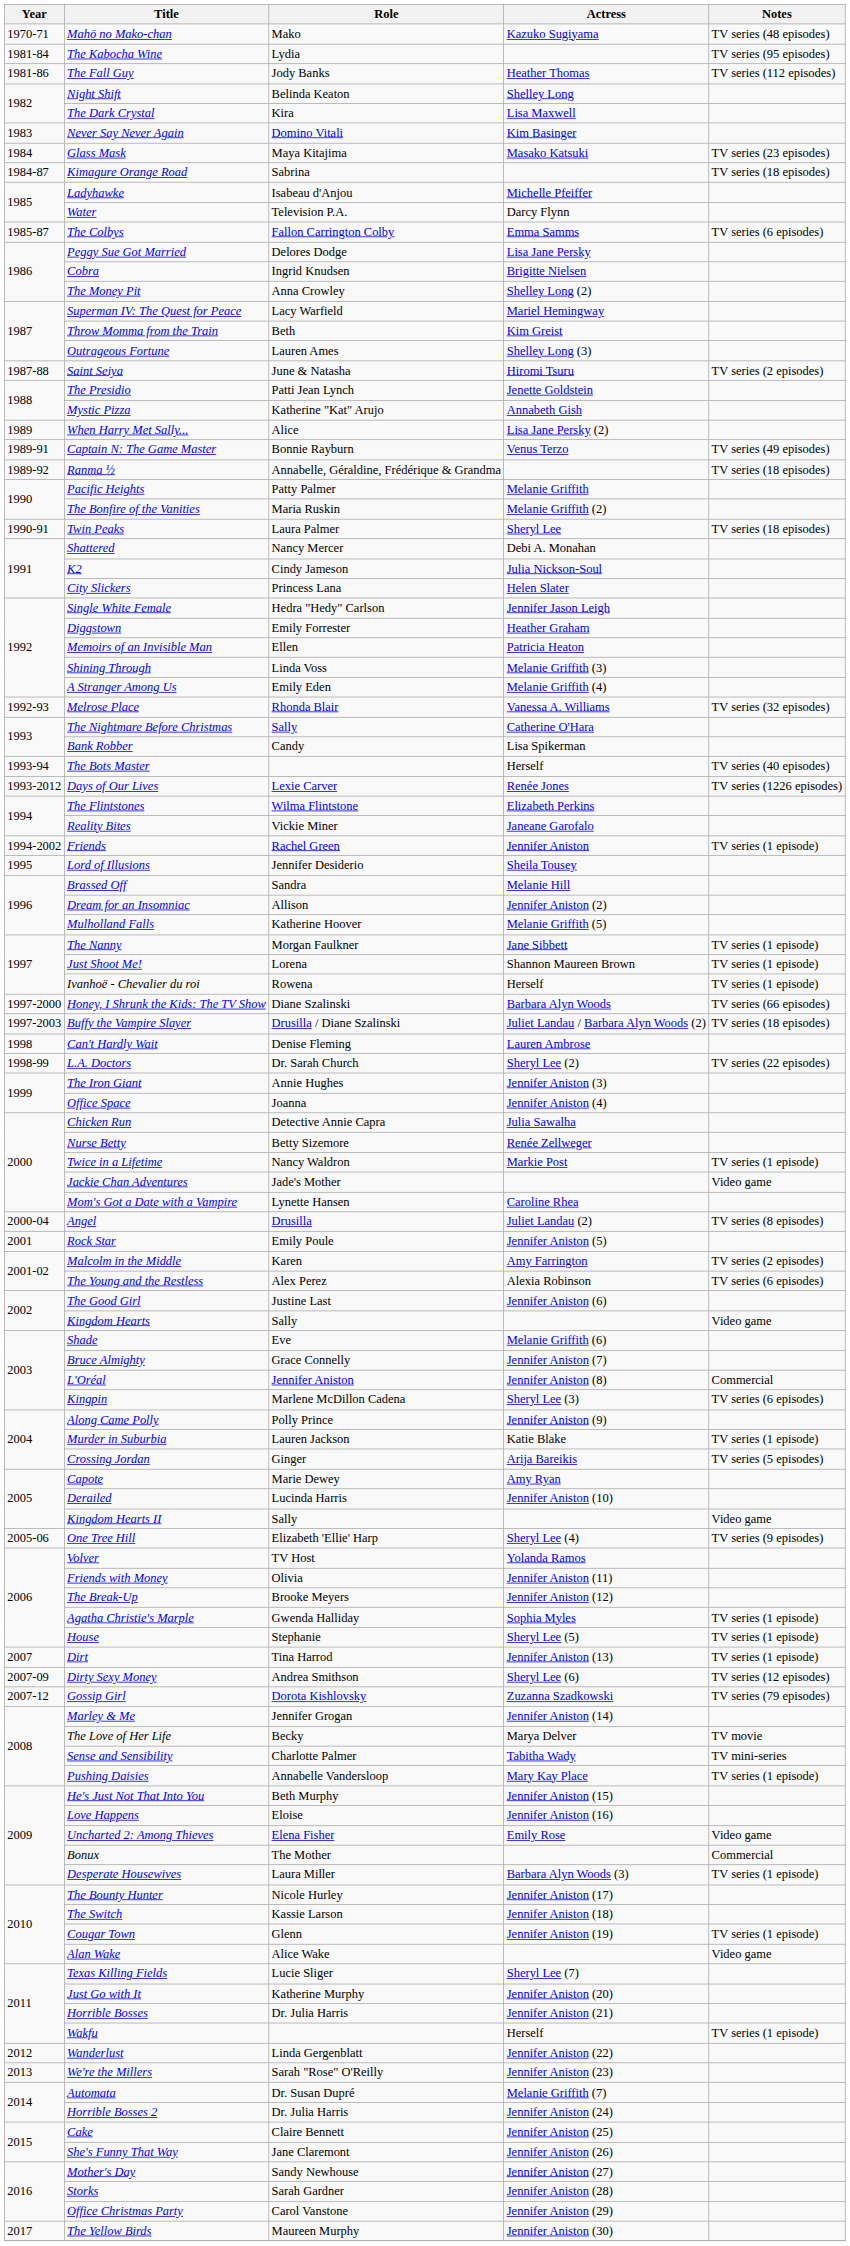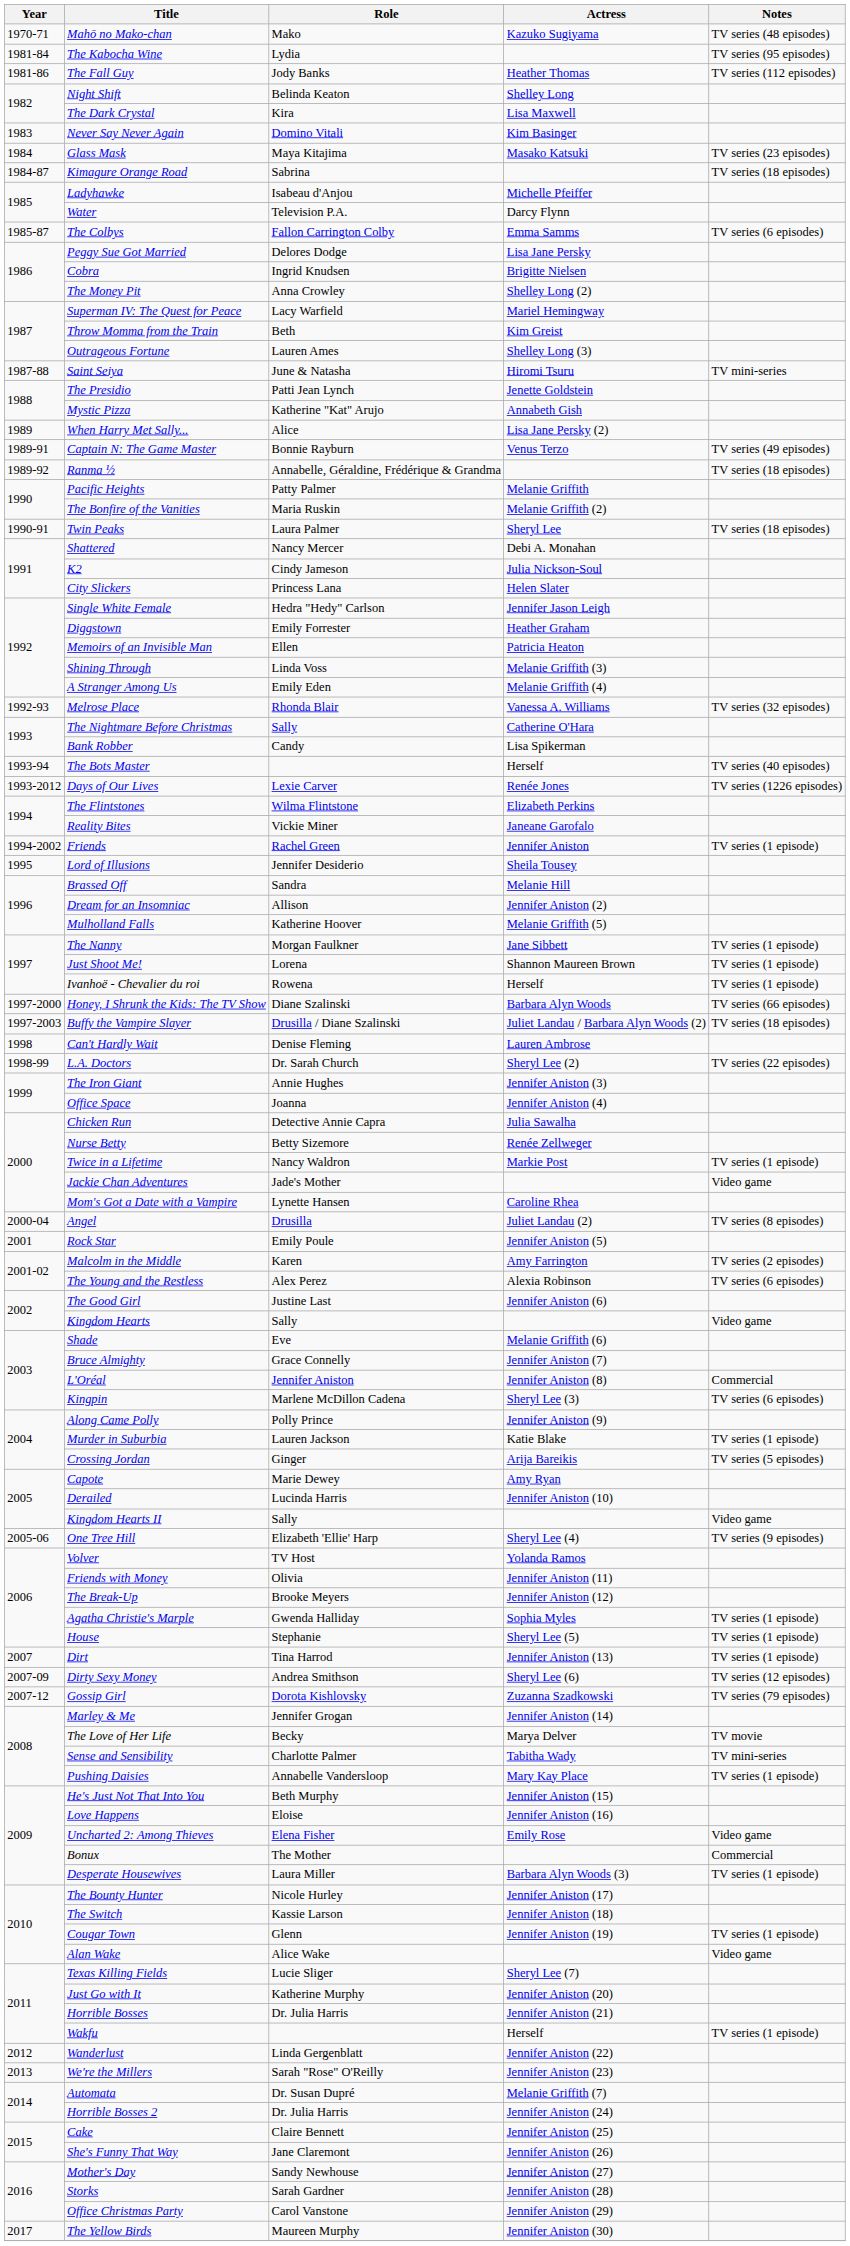(767, 370) TV series (2 episodes) -> (749, 370) TV mini-series
